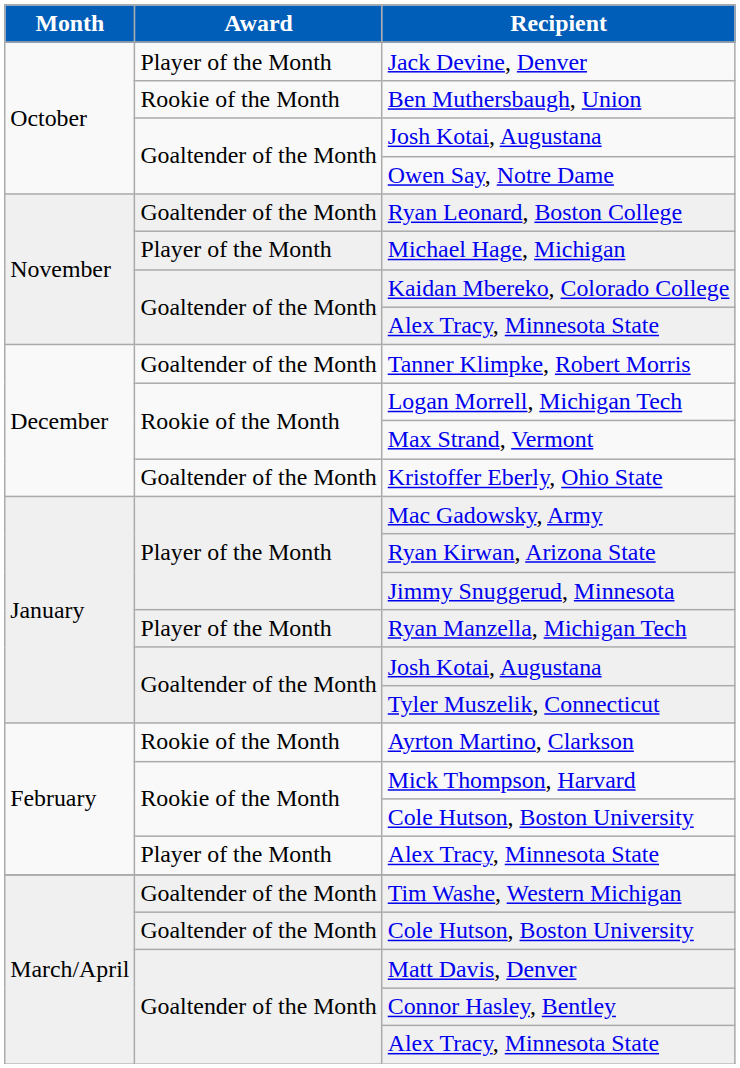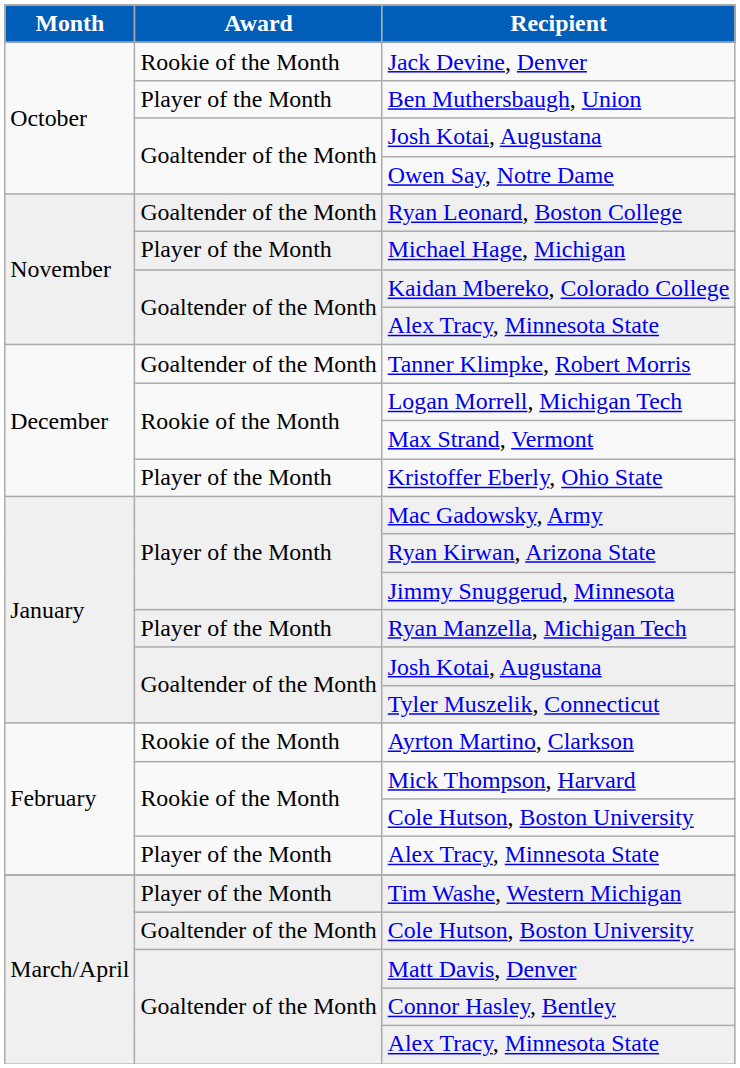(236, 61) Player of the Month -> (240, 61) Rookie of the Month
(240, 99) Rookie of the Month -> (236, 99) Player of the Month
(259, 477) Goaltender of the Month -> (236, 477) Player of the Month
(259, 893) Goaltender of the Month -> (236, 893) Player of the Month
